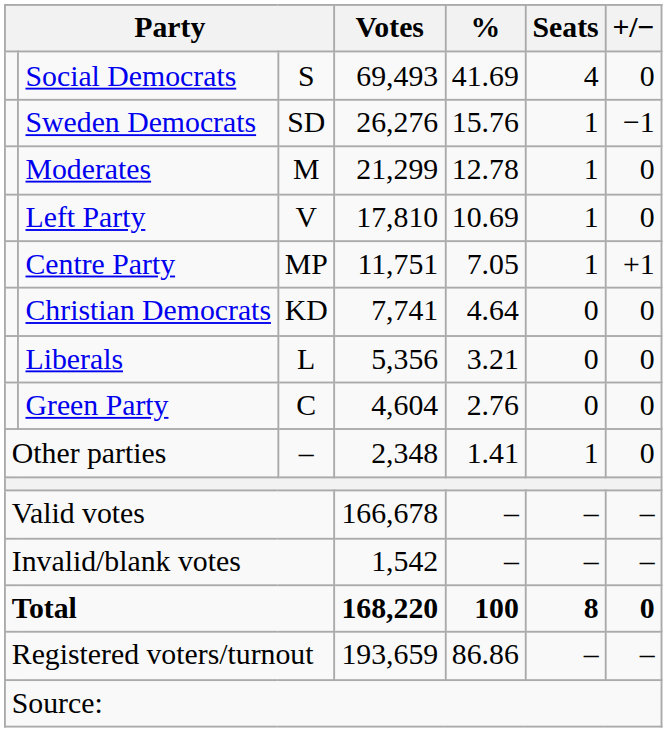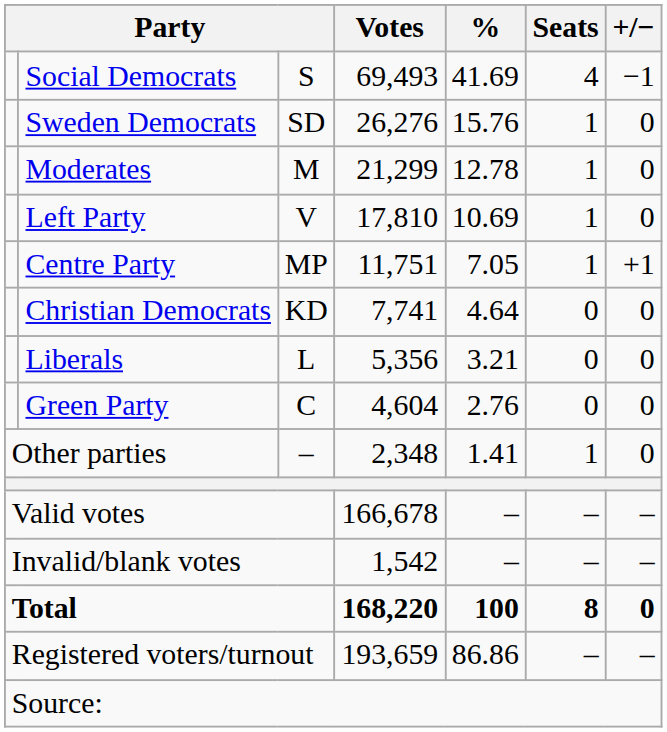(647, 75) 0 -> (639, 75) −1
(639, 122) −1 -> (647, 122) 0
